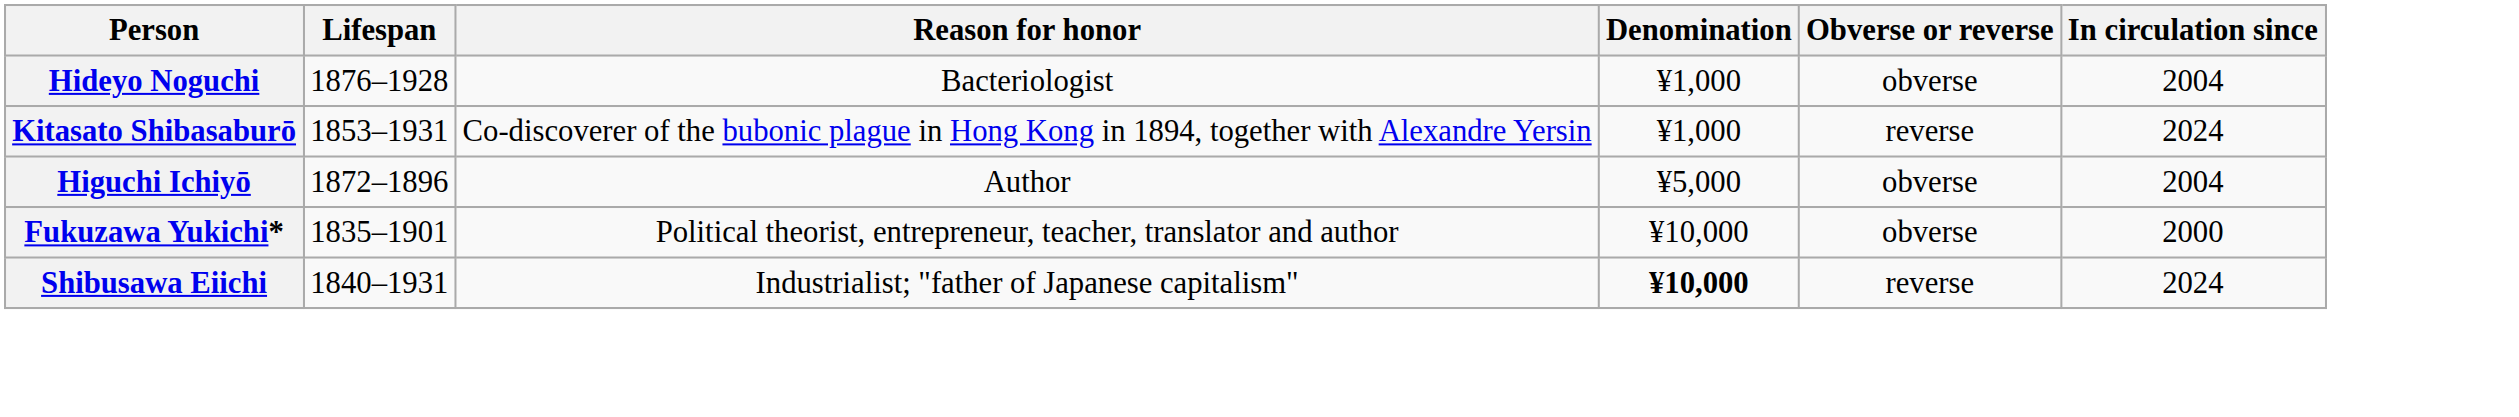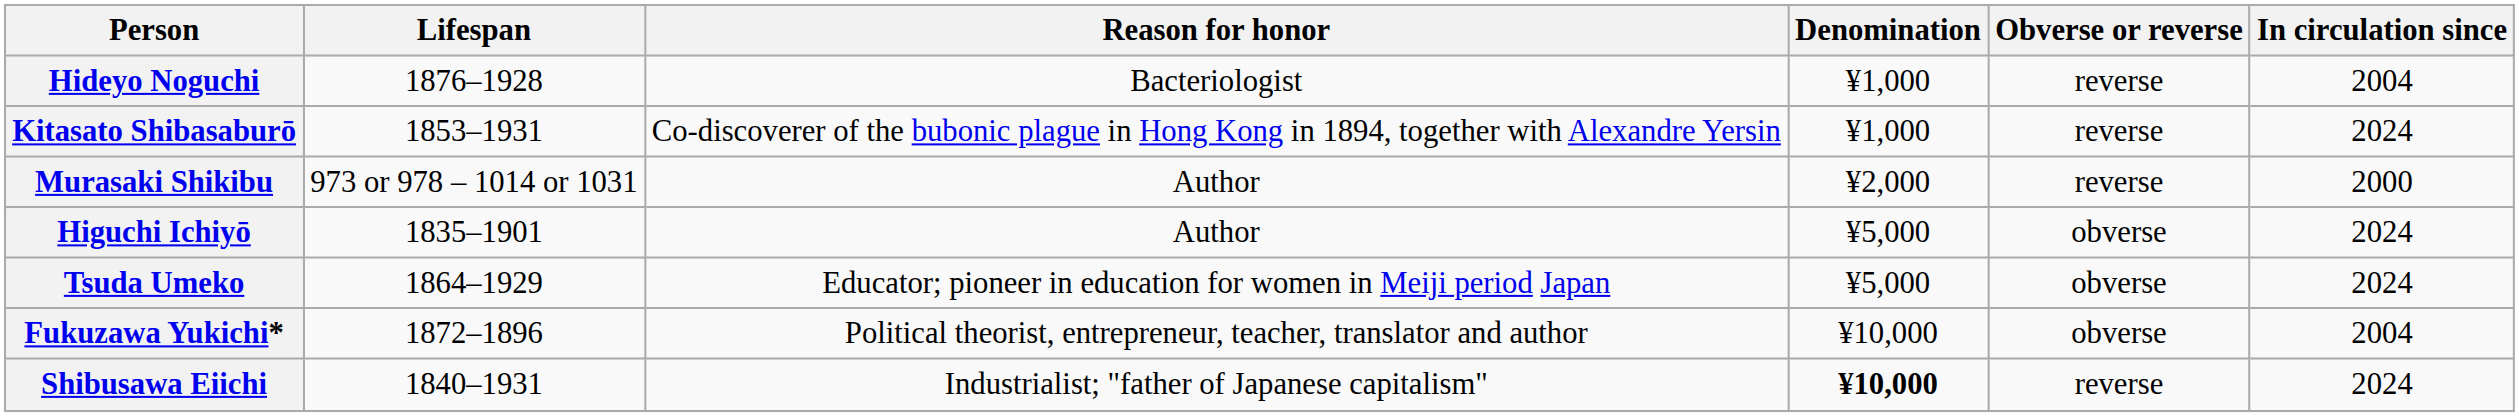(1930, 80) obverse -> (2119, 80) reverse
+ row: (154, 181)
(379, 181) 1872–1896 -> (474, 232) 1835–1901
(2193, 181) 2004 -> (2382, 232) 2024
+ row: (154, 283)
(379, 232) 1835–1901 -> (474, 333) 1872–1896
(2193, 232) 2000 -> (2382, 333) 2004
